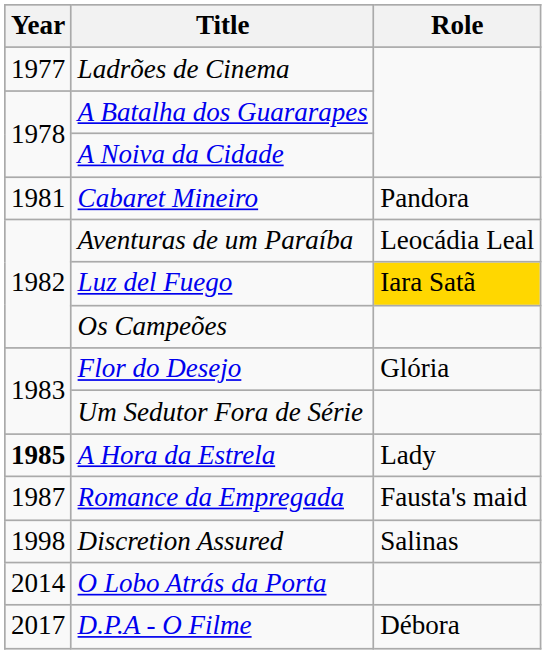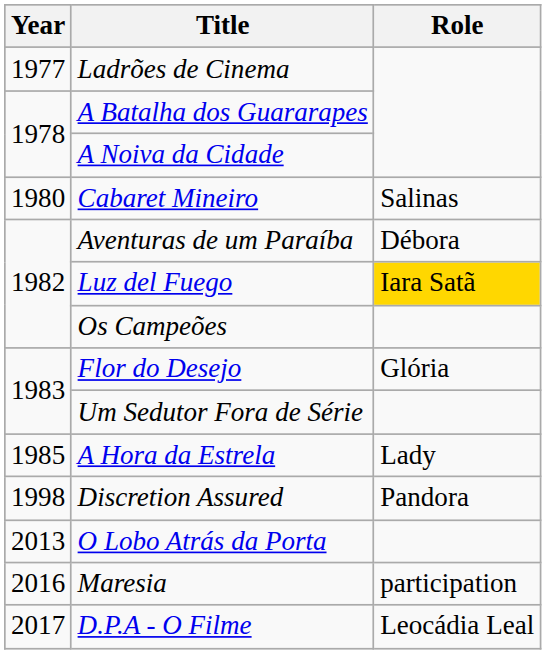(38, 197) 1981 -> (38, 197) 1980
(425, 197) Pandora -> (419, 197) Salinas
(457, 240) Leocádia Leal -> (420, 240) Débora
(38, 454) bold -> (38, 454) normal
- row: (211, 497)
(419, 540) Salinas -> (425, 497) Pandora
(38, 583) 2014 -> (38, 540) 2013
+ row: (122, 583)
(420, 626) Débora -> (457, 626) Leocádia Leal
